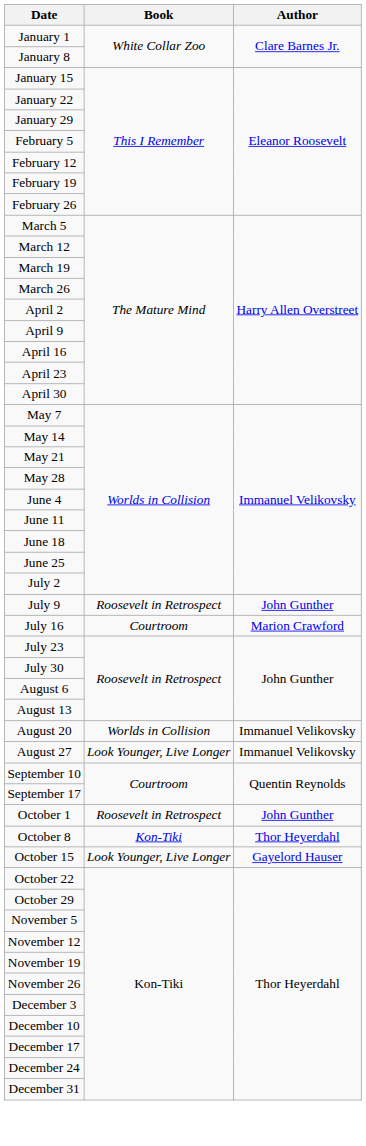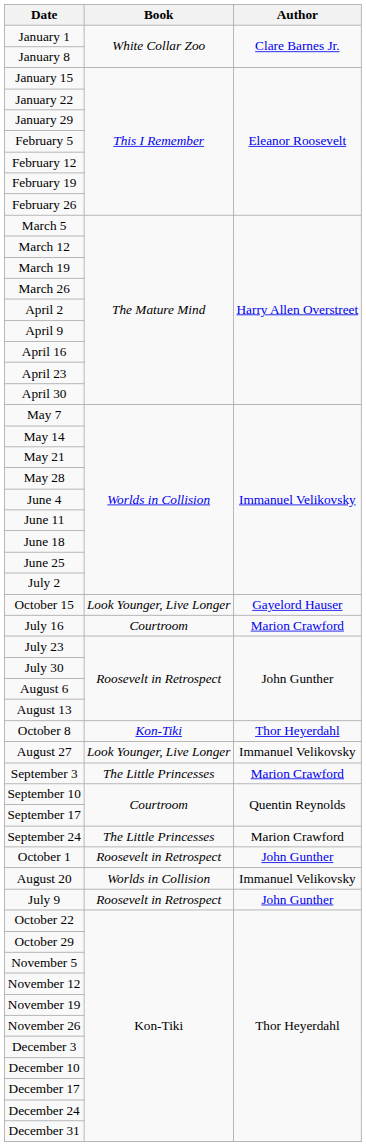rows swapped: (44, 604) <-> (44, 857)
rows swapped: (44, 731) <-> (44, 836)
+ row: (44, 773)
+ row: (44, 836)
